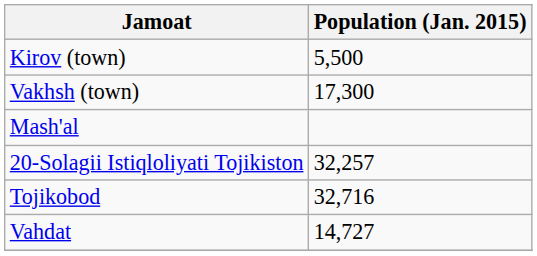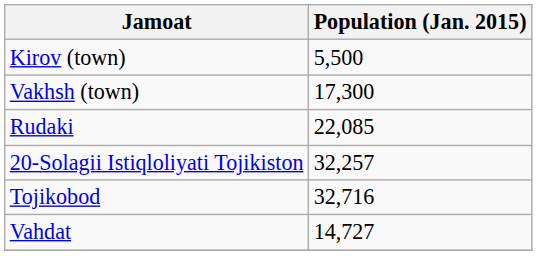- row: (44, 127)
+ row: (42, 127)
